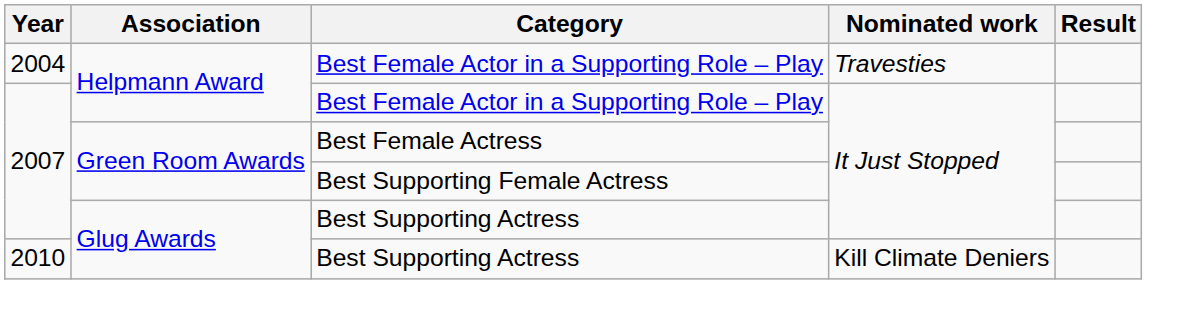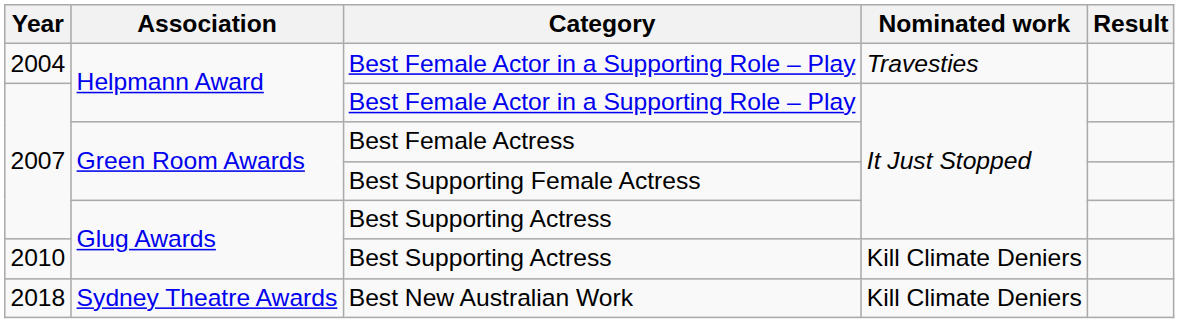+ row: (38, 297)
